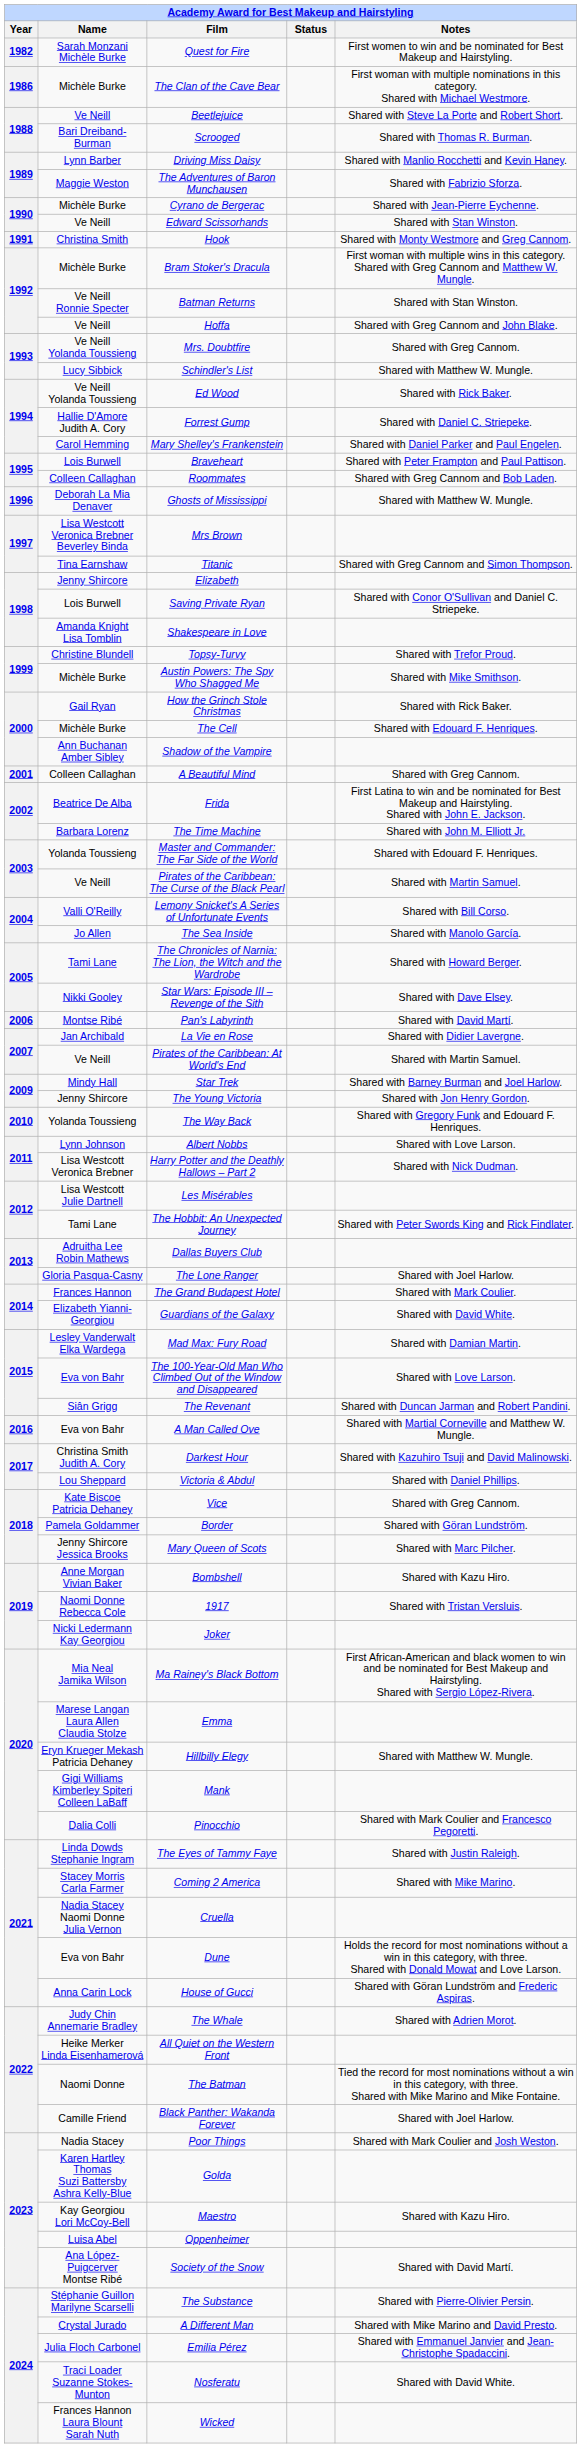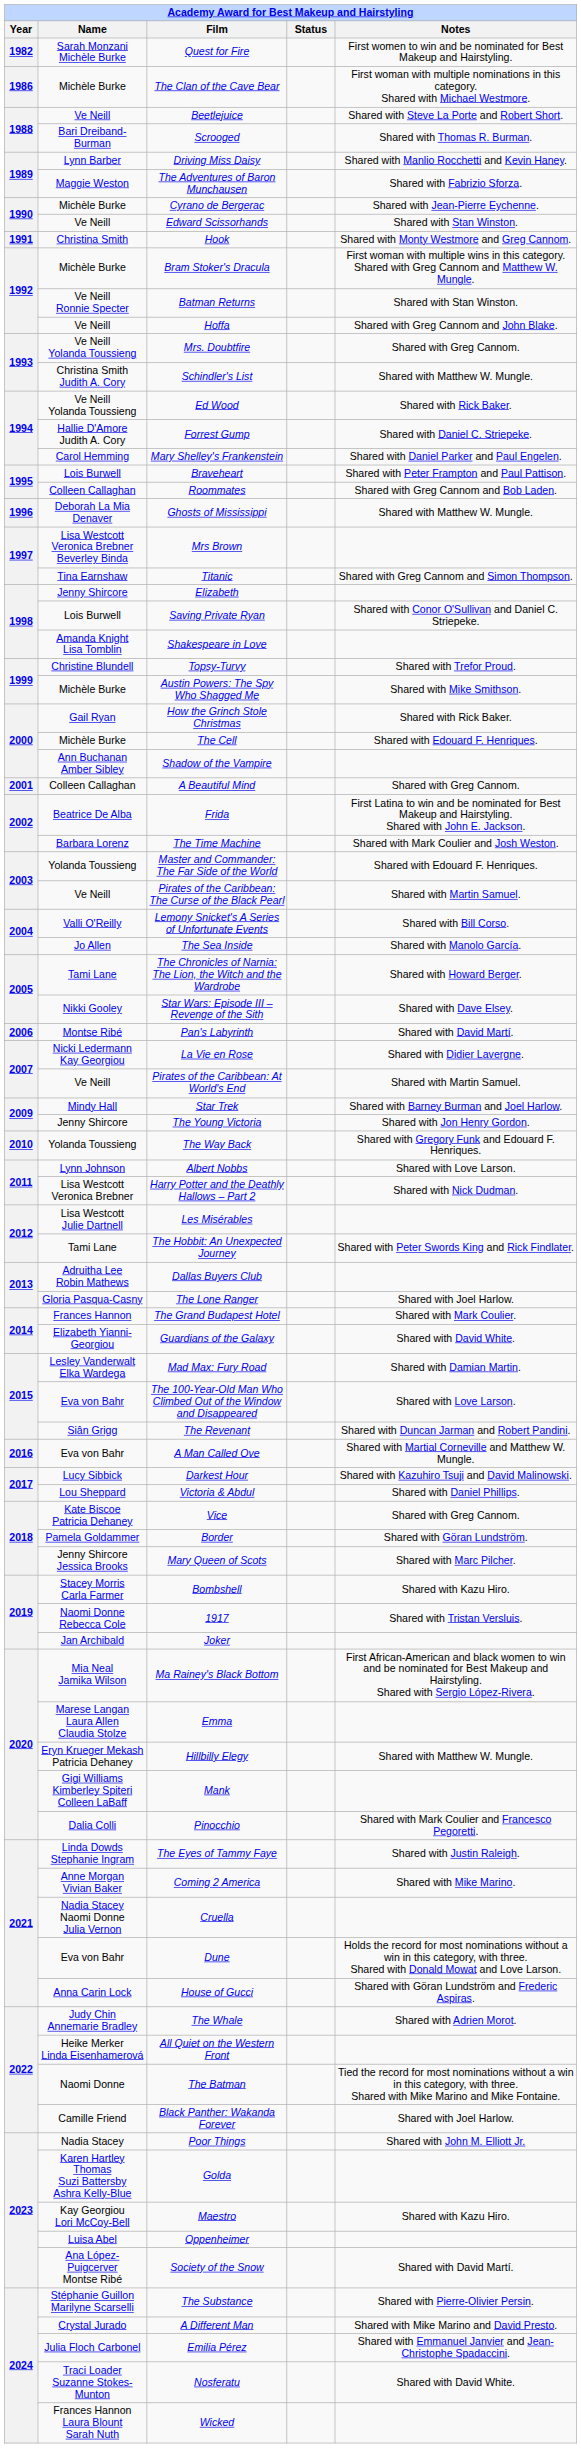(92, 371) Lucy Sibbick -> (92, 376) Christina Smith Judith A. Cory
(456, 831) Shared with John M. Elliott Jr. -> (456, 843) Shared with Mark Coulier and Josh Weston.
(92, 1037) Jan Archibald -> (92, 1054) Nicki Ledermann Kay Georgiou
(92, 1458) Christina Smith Judith A. Cory -> (92, 1476) Lucy Sibbick
(92, 1577) Anne Morgan Vivian Baker -> (92, 1589) Stacey Morris Carla Farmer
(92, 1634) Nicki Ledermann Kay Georgiou -> (92, 1640) Jan Archibald
(92, 1882) Stacey Morris Carla Farmer -> (92, 1882) Anne Morgan Vivian Baker
(456, 2141) Shared with Mark Coulier and Josh Weston. -> (456, 2141) Shared with John M. Elliott Jr.
